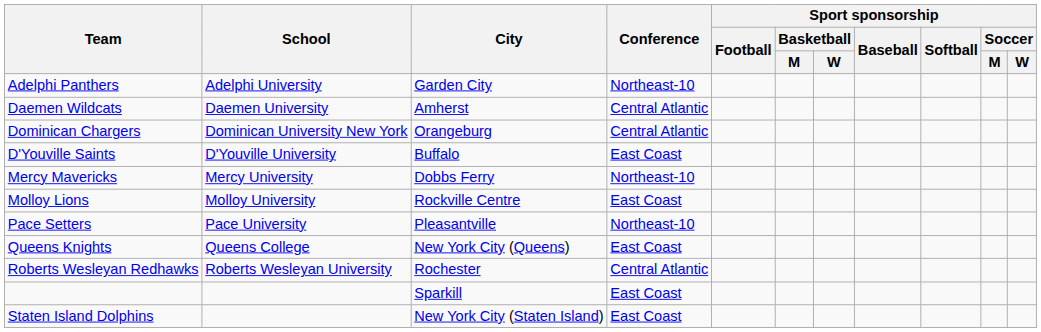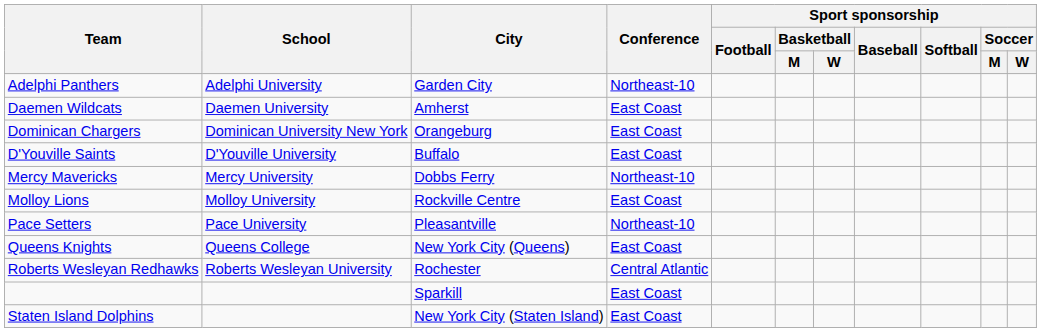(659, 108) Central Atlantic -> (646, 108) East Coast
(659, 131) Central Atlantic -> (646, 131) East Coast
